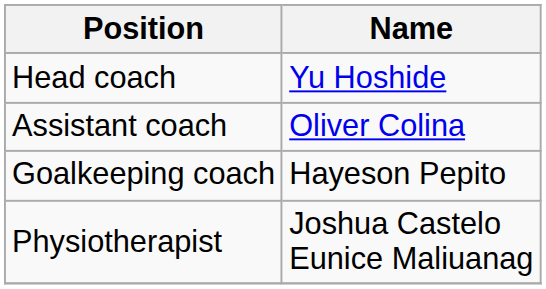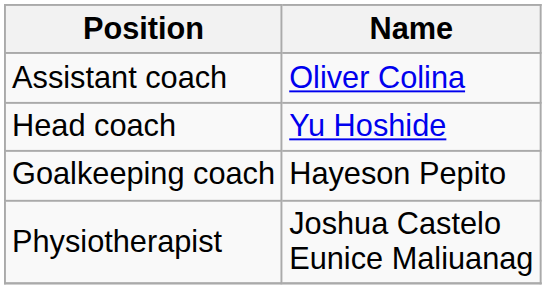rows swapped: (94, 77) <-> (120, 126)
